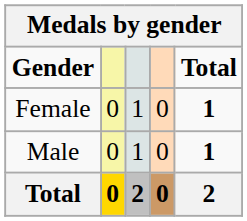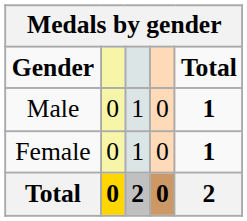rows swapped: (53, 151) <-> (53, 109)
